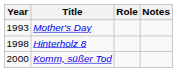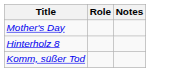- column: (18, 12)
